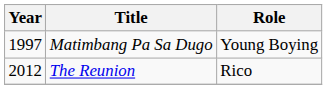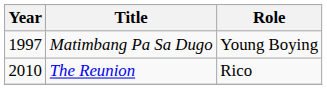(25, 71) 2012 -> (25, 71) 2010
